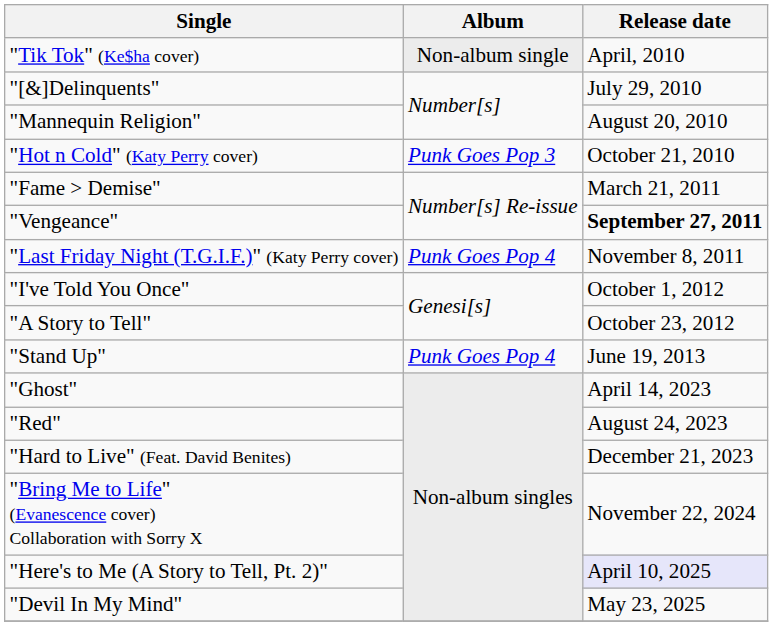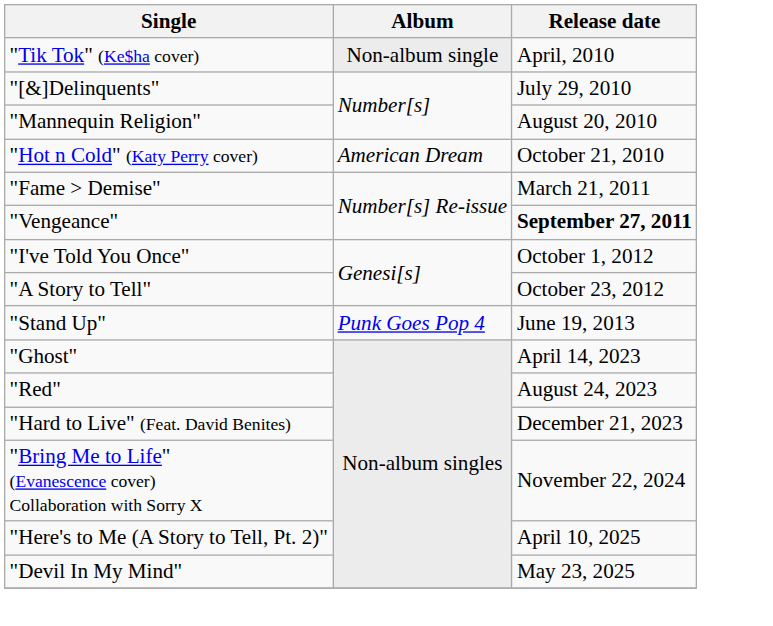(482, 155) Punk Goes Pop 3 -> (410, 155) American Dream
- row: (204, 255)
(649, 571) lavender background -> (579, 537) no background
